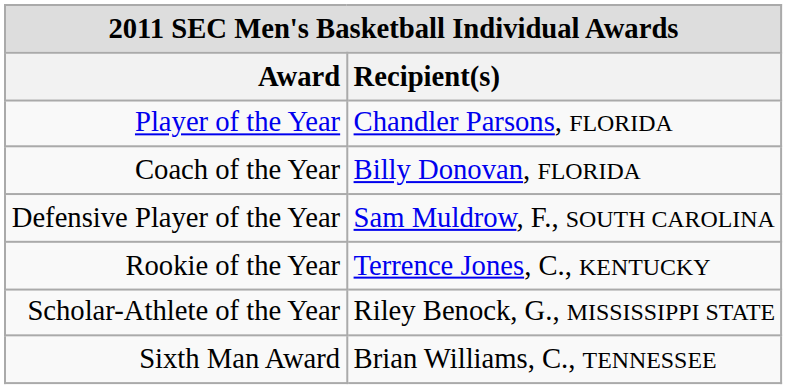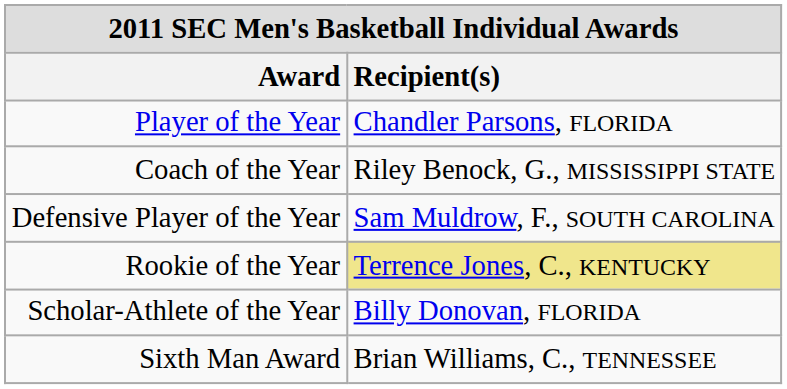(497, 170) Billy Donovan, FLORIDA -> (564, 170) Riley Benock, G., MISSISSIPPI STATE
(532, 264) no background -> (532, 264) khaki background
(564, 312) Riley Benock, G., MISSISSIPPI STATE -> (497, 312) Billy Donovan, FLORIDA
